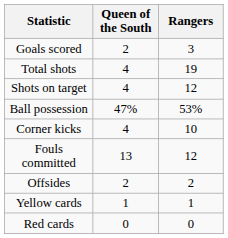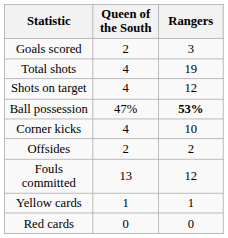(191, 108) normal -> (191, 108) bold
rows swapped: (49, 156) <-> (49, 183)
